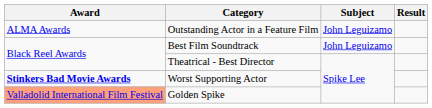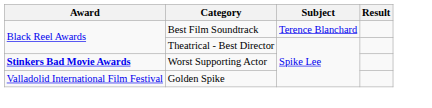- row: (243, 29)
(358, 45) John Leguizamo -> (318, 29) Terence Blanchard
(85, 95) lightsalmon background -> (85, 78) no background
